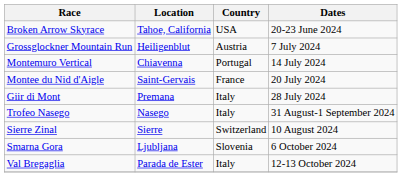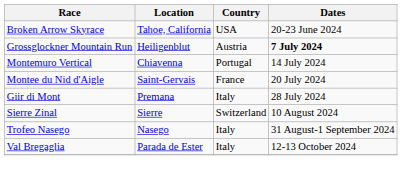(296, 46) normal -> (297, 46) bold
rows swapped: (32, 130) <-> (38, 113)
- row: (35, 146)
